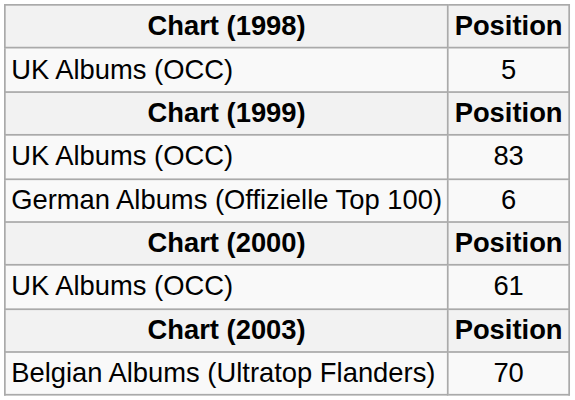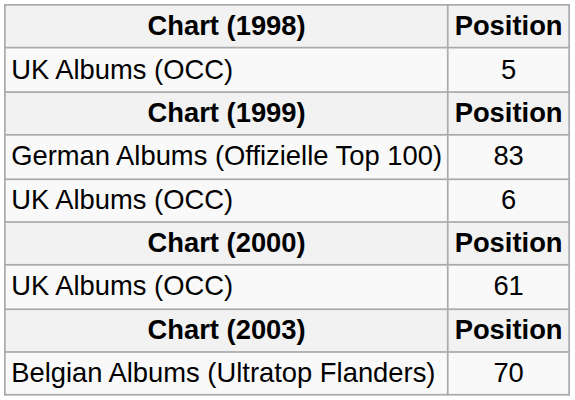(122, 156) UK Albums (OCC) -> (227, 156) German Albums (Offizielle Top 100)
(227, 199) German Albums (Offizielle Top 100) -> (122, 199) UK Albums (OCC)
